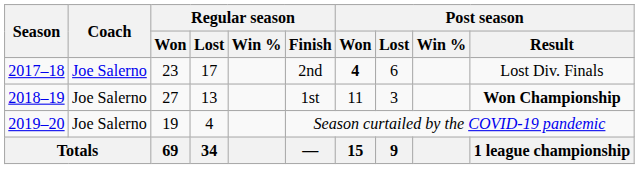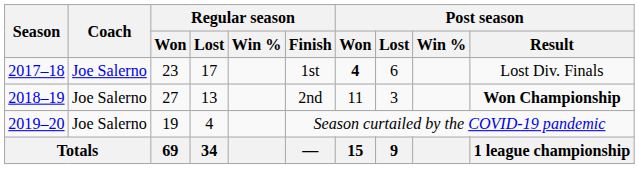(310, 71) 2nd -> (310, 71) 1st
(310, 97) 1st -> (310, 97) 2nd
